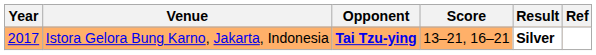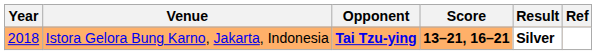(23, 38) 2017 -> (23, 38) 2018
(466, 38) normal -> (466, 38) bold
